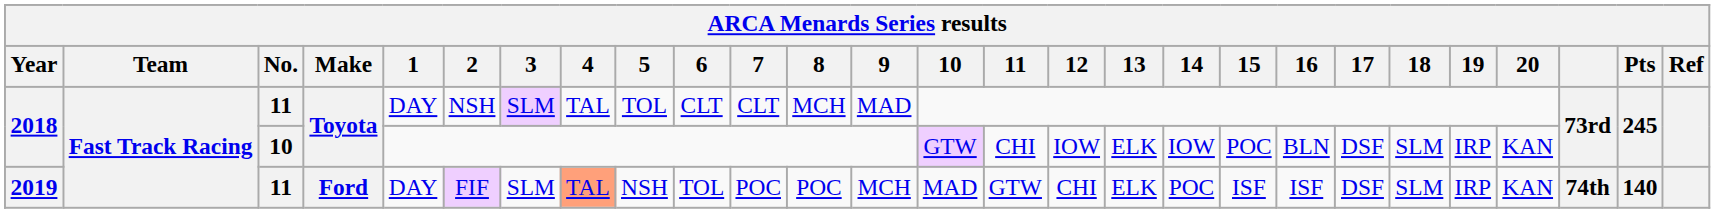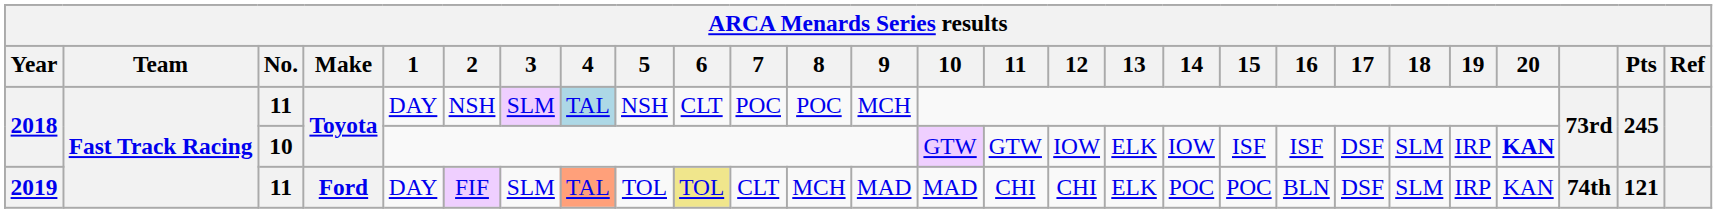(588, 105) no background -> (588, 105) lightblue background
(644, 105) TOL -> (644, 105) NSH
(758, 105) CLT -> (758, 105) POC
(819, 105) MCH -> (819, 105) POC
(884, 105) MAD -> (884, 105) MCH
(1015, 146) CHI -> (1015, 146) GTW
(1249, 146) POC -> (1249, 146) ISF
(1306, 146) BLN -> (1306, 146) ISF
(1528, 146) normal -> (1528, 146) bold
(644, 186) NSH -> (644, 186) TOL
(702, 186) no background -> (702, 186) khaki background
(758, 186) POC -> (758, 186) CLT
(819, 186) POC -> (819, 186) MCH
(884, 186) MCH -> (884, 186) MAD
(1015, 186) GTW -> (1015, 186) CHI
(1249, 186) ISF -> (1249, 186) POC
(1306, 186) ISF -> (1306, 186) BLN
(1640, 186) 140 -> (1641, 186) 121
